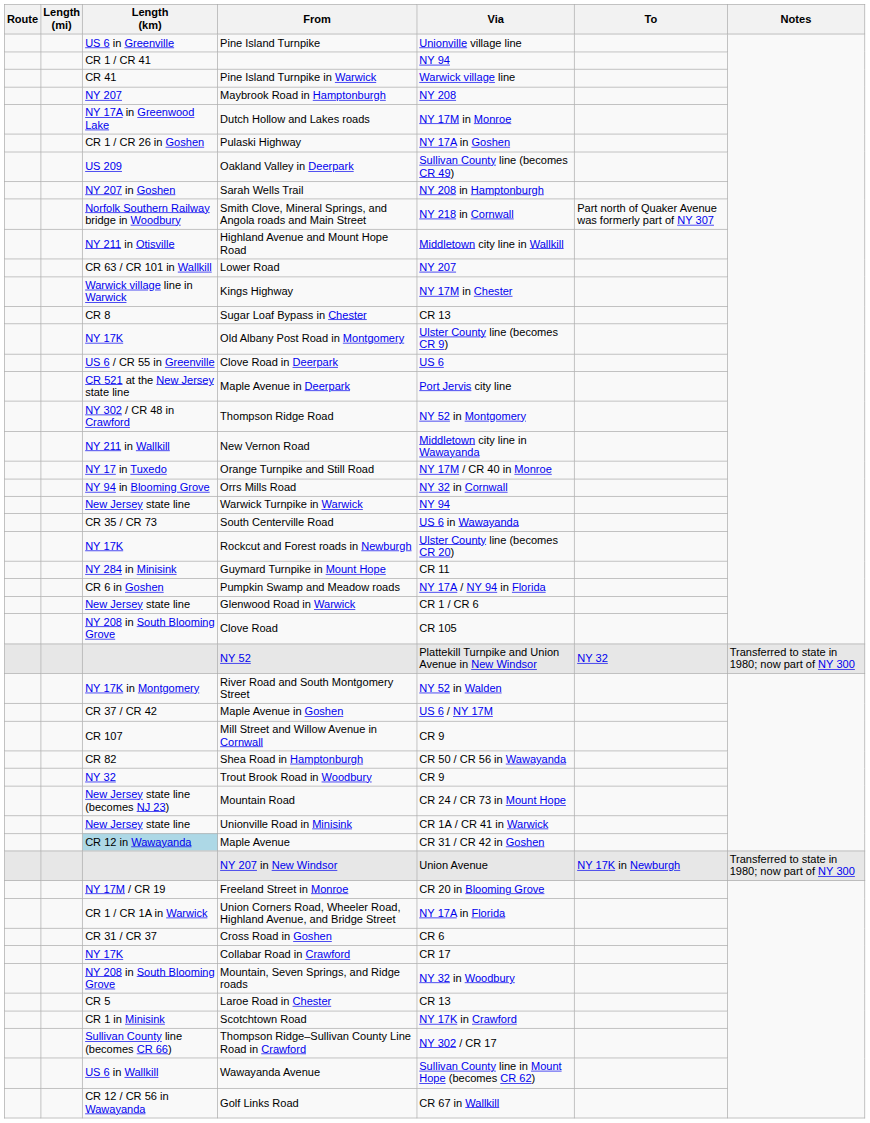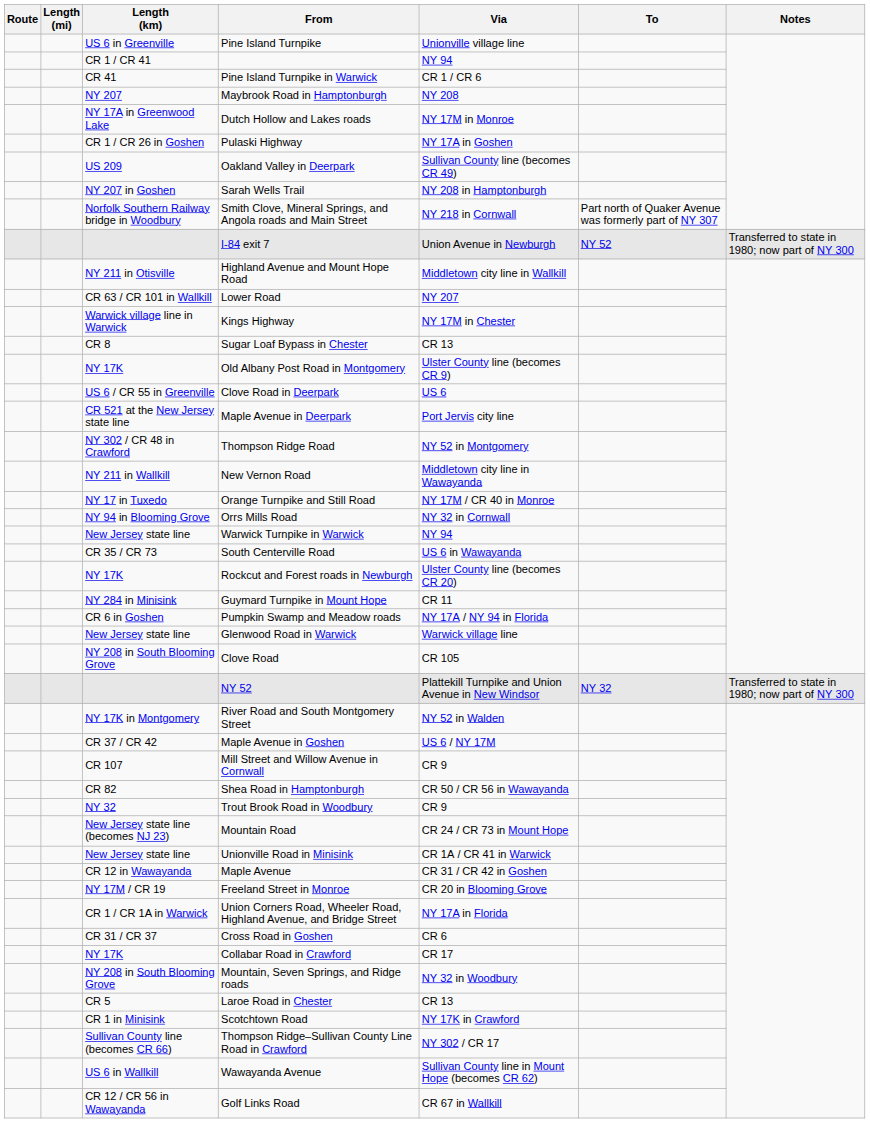(467, 78) Warwick village line -> (452, 78) CR 1 / CR 6
+ row: (245, 244)
(449, 605) CR 1 / CR 6 -> (470, 635) Warwick village line
(138, 842) lightblue background -> (138, 872) no background
- row: (279, 866)
